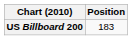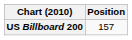(106, 27) 183 -> (106, 27) 157
